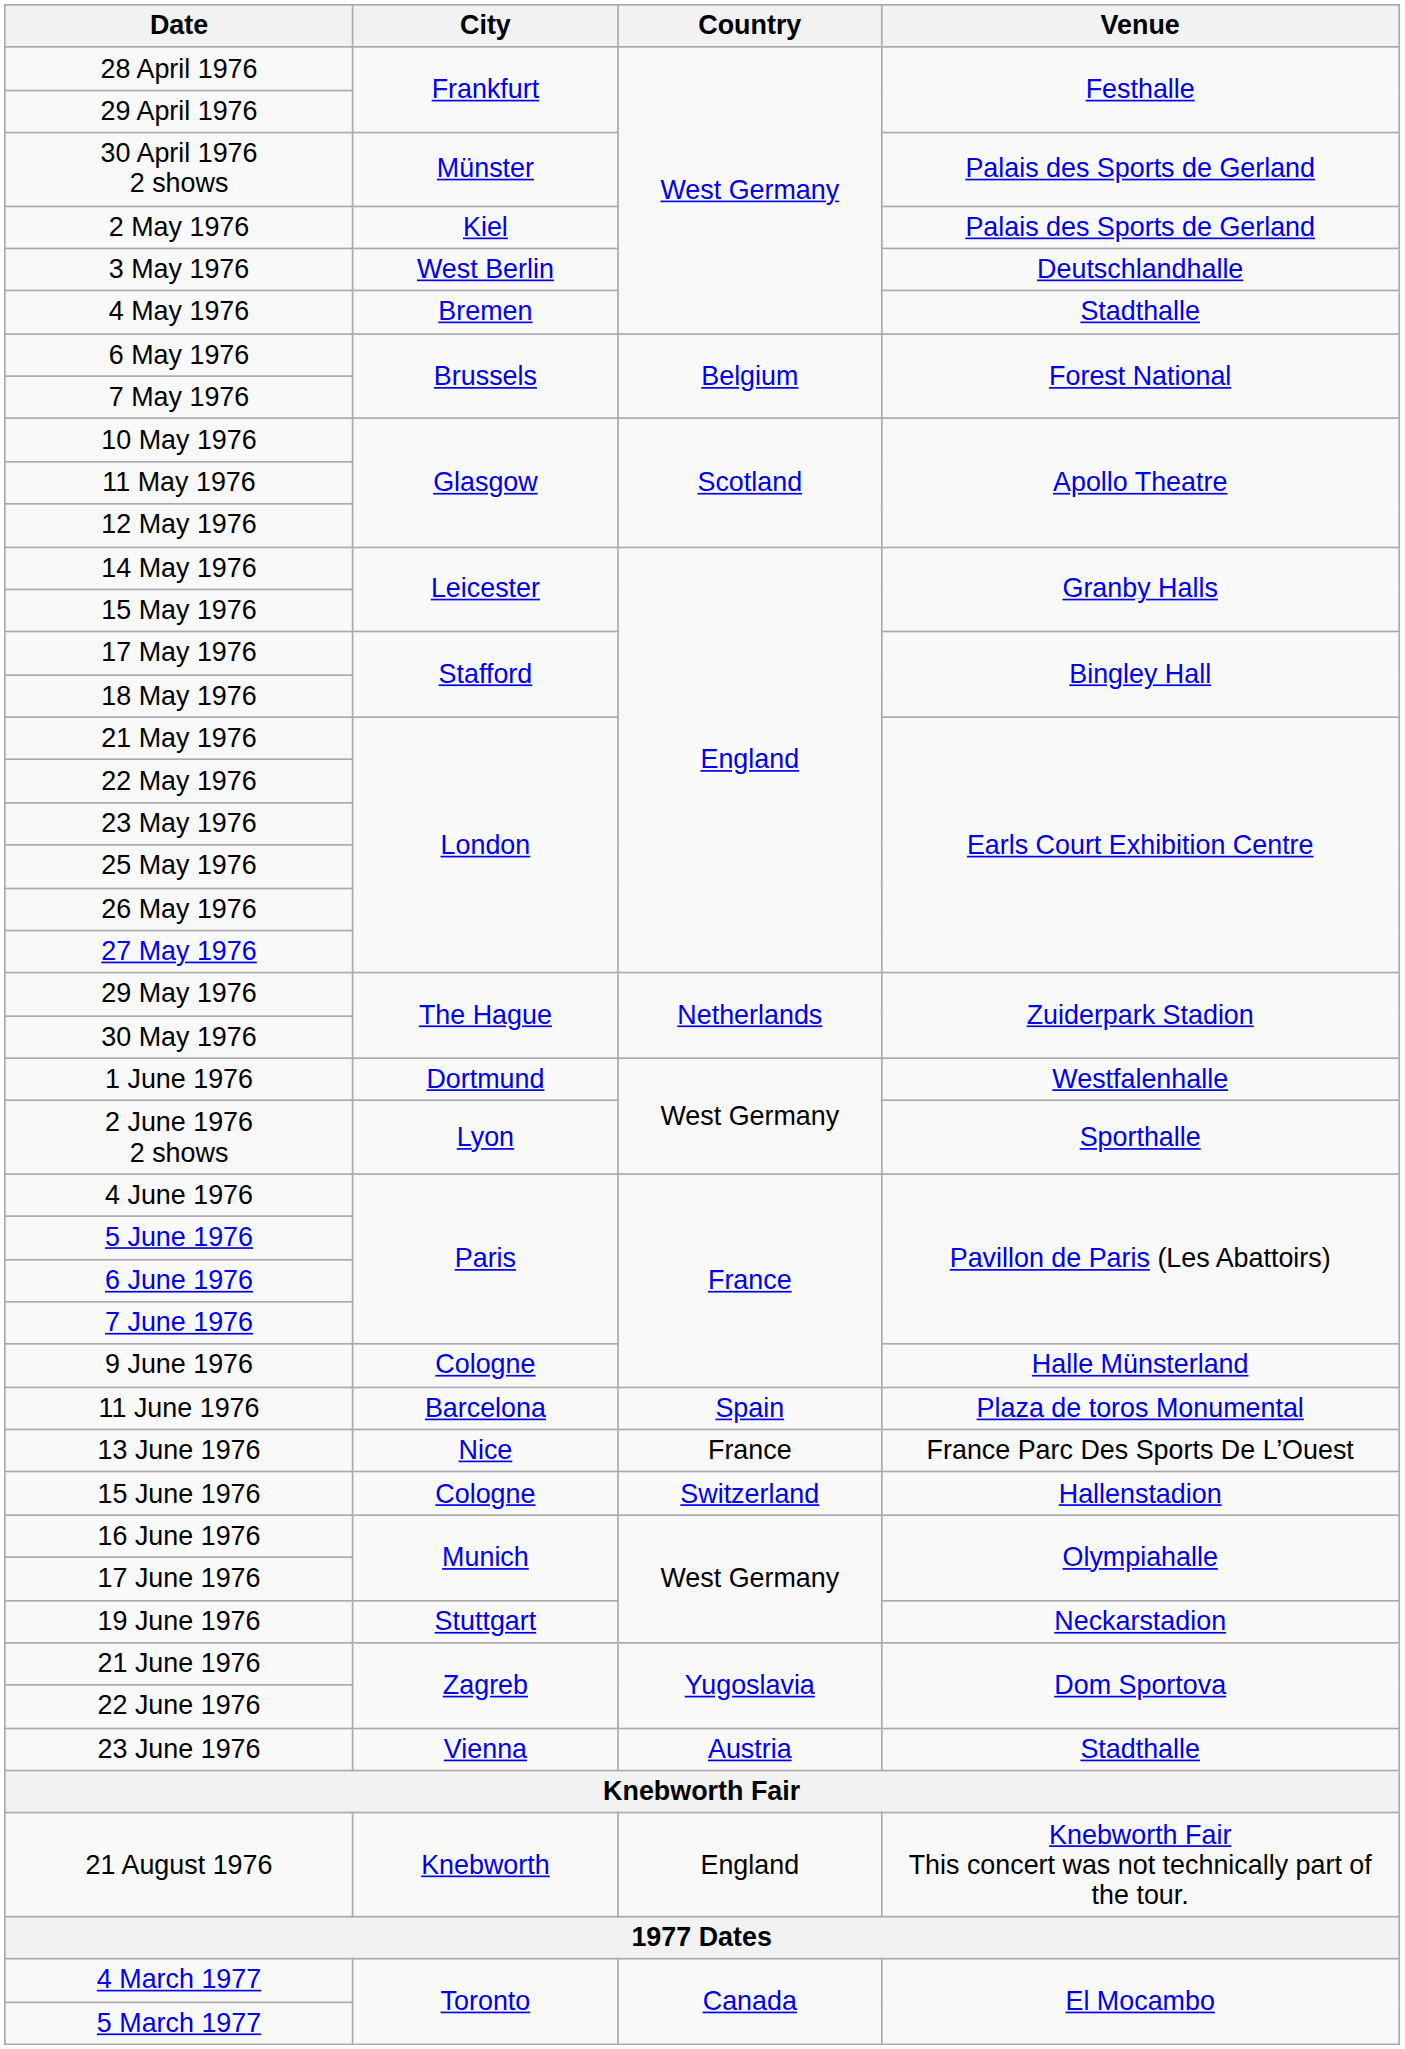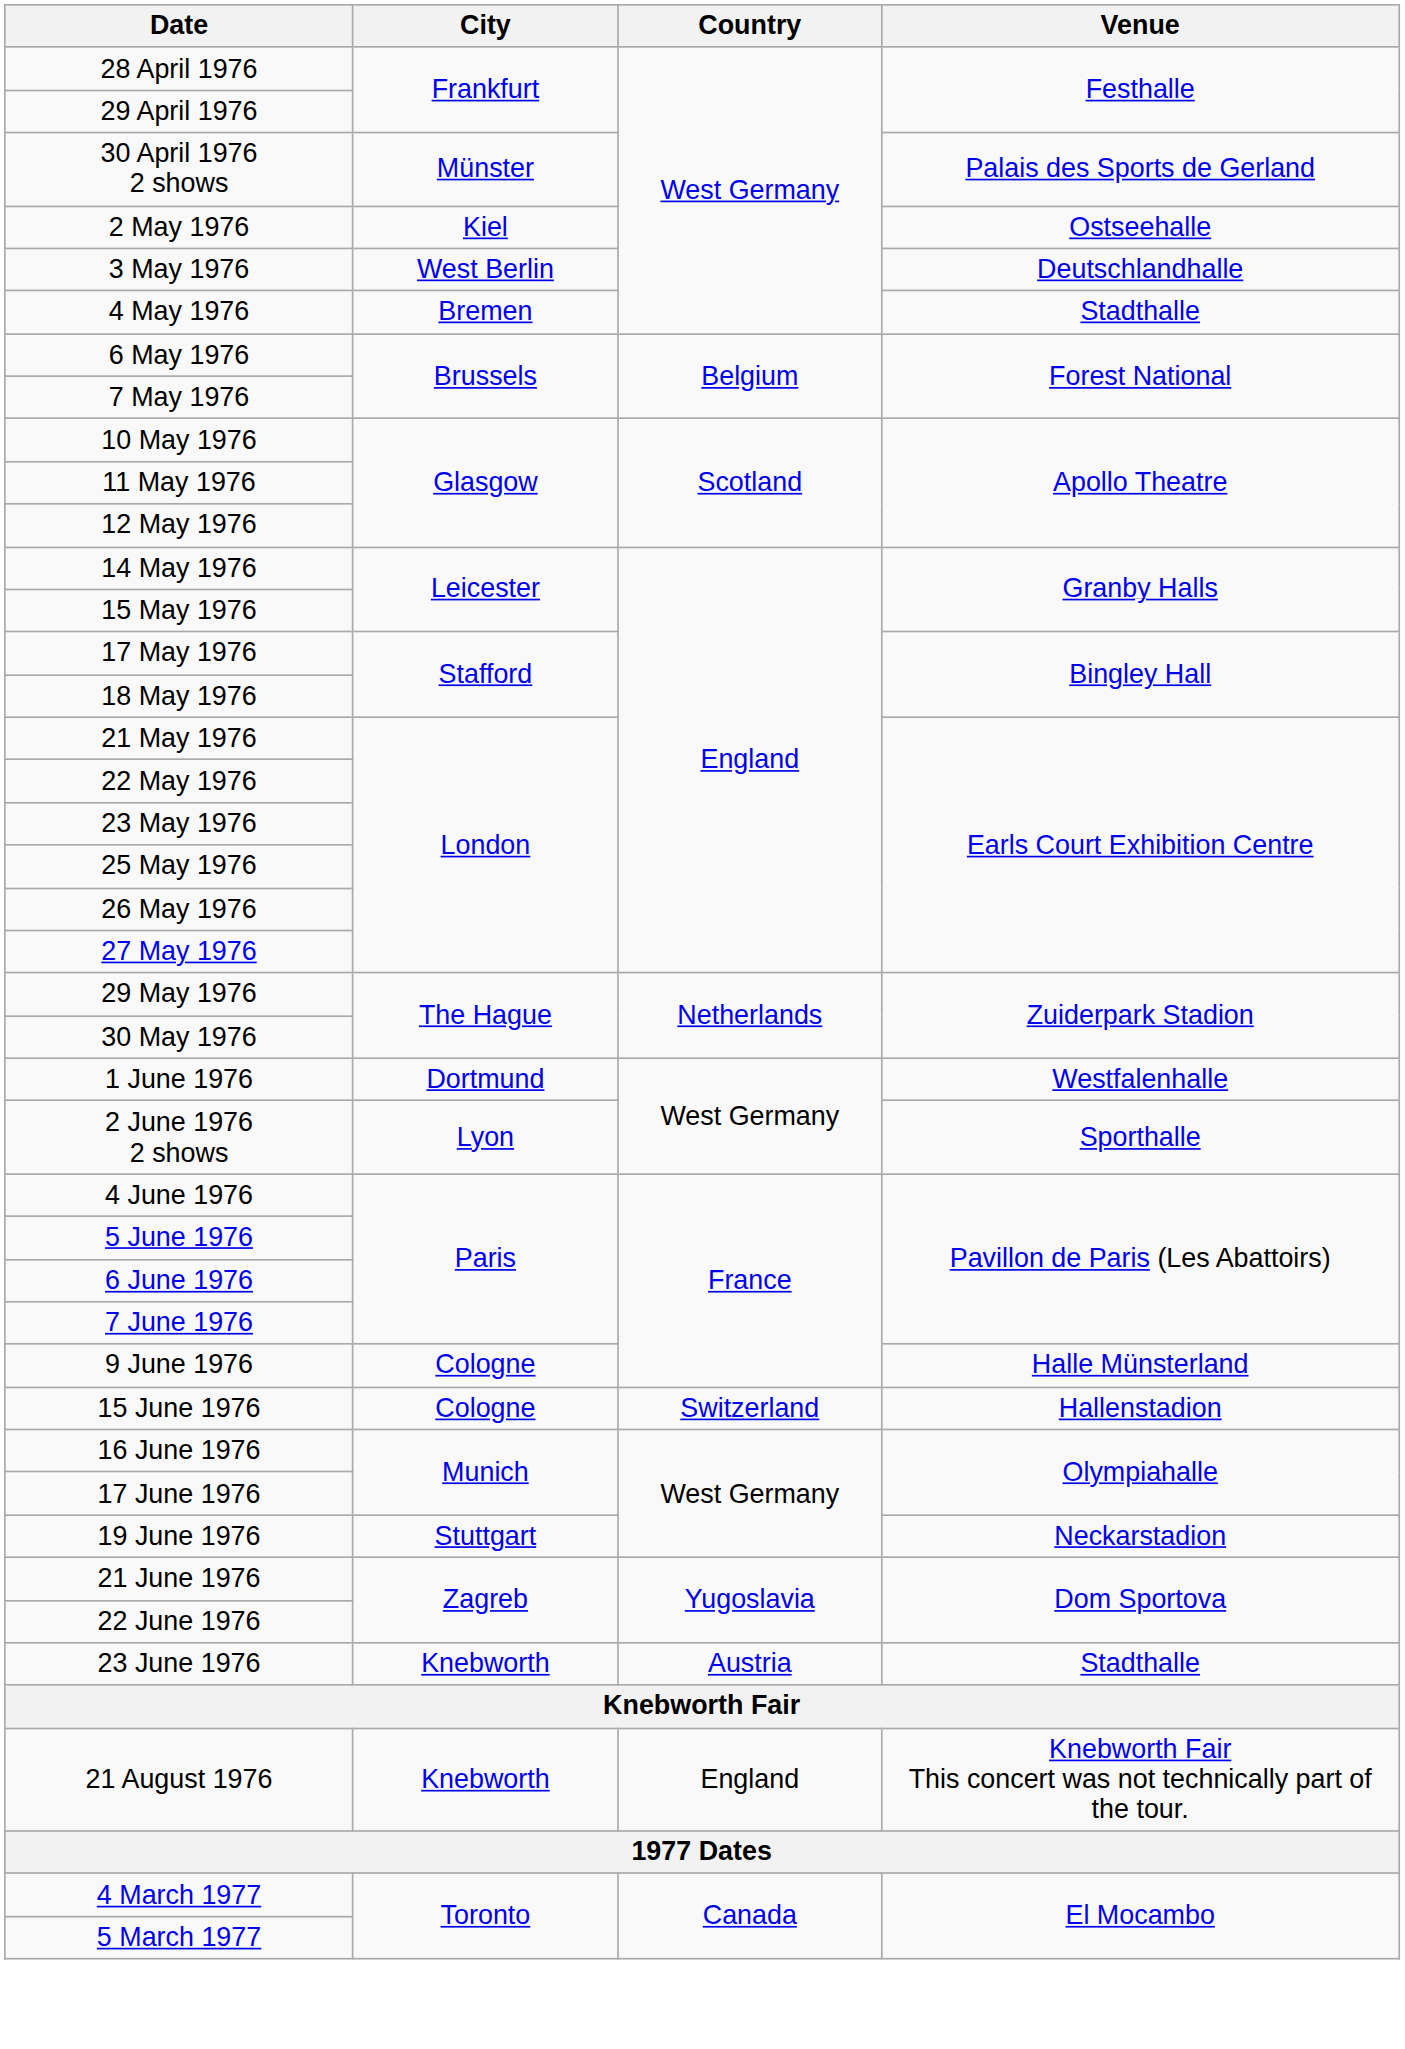(1140, 226) Palais des Sports de Gerland -> (1140, 226) Ostseehalle
- row: (179, 1407)
- row: (179, 1450)
(485, 1748) Vienna -> (485, 1663) Knebworth
